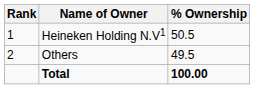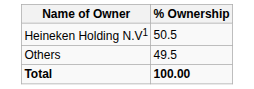- column: (22, 14)
